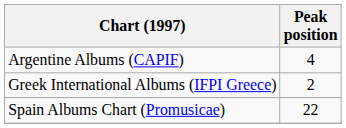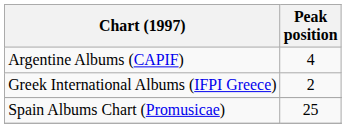(311, 110) 22 -> (311, 110) 25
